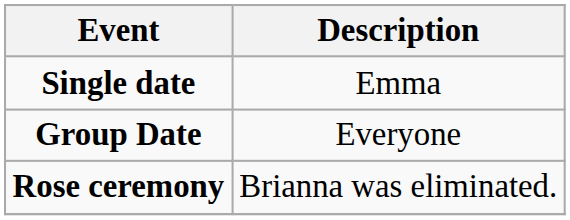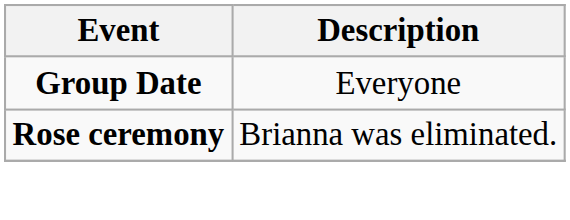- row: (118, 82)
